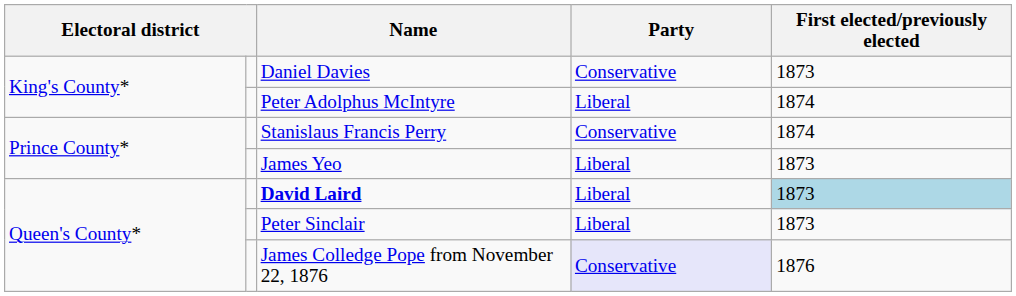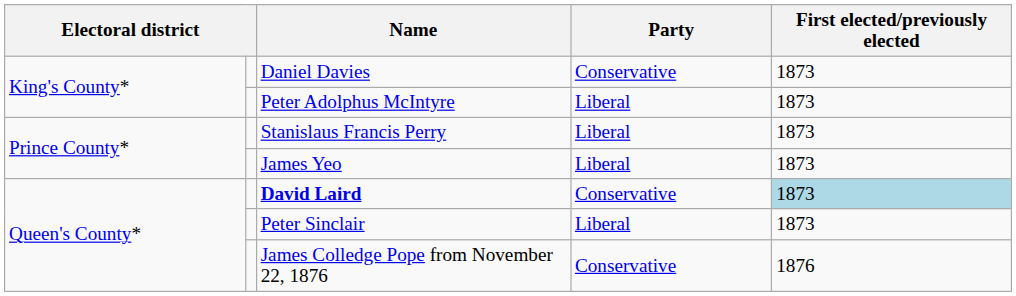(795, 102) 1874 -> (795, 102) 1873
(626, 132) Conservative -> (603, 132) Liberal
(795, 132) 1874 -> (795, 132) 1873
(603, 193) Liberal -> (626, 193) Conservative
(626, 265) lavender background -> (626, 265) no background
